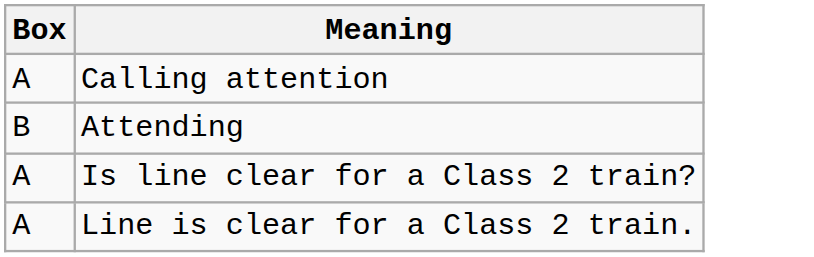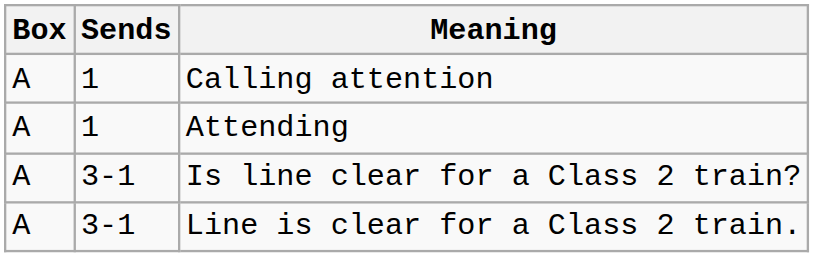+ column: (126, 30)
(21, 128) B -> (21, 128) A
